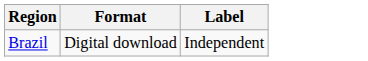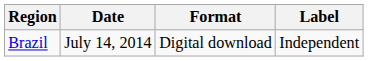+ column: (108, 17)
